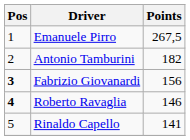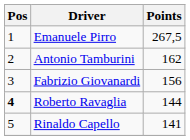(172, 58) 182 -> (172, 58) 162
(11, 80) bold -> (11, 80) normal
(172, 102) 146 -> (172, 102) 144
